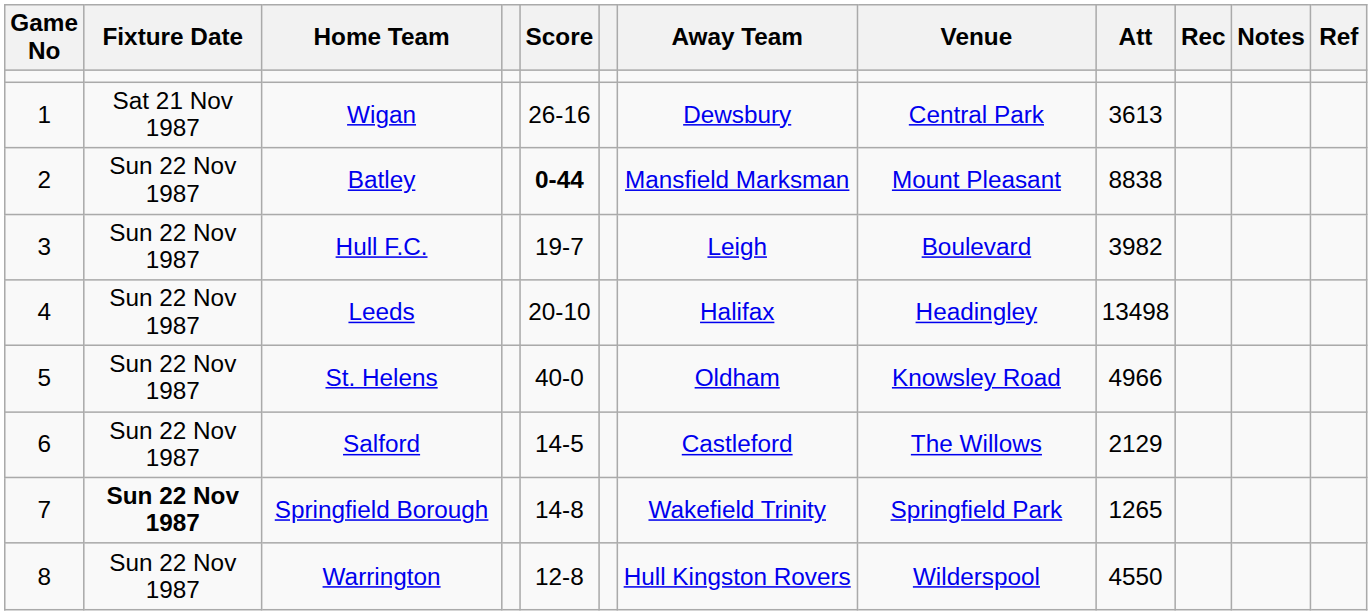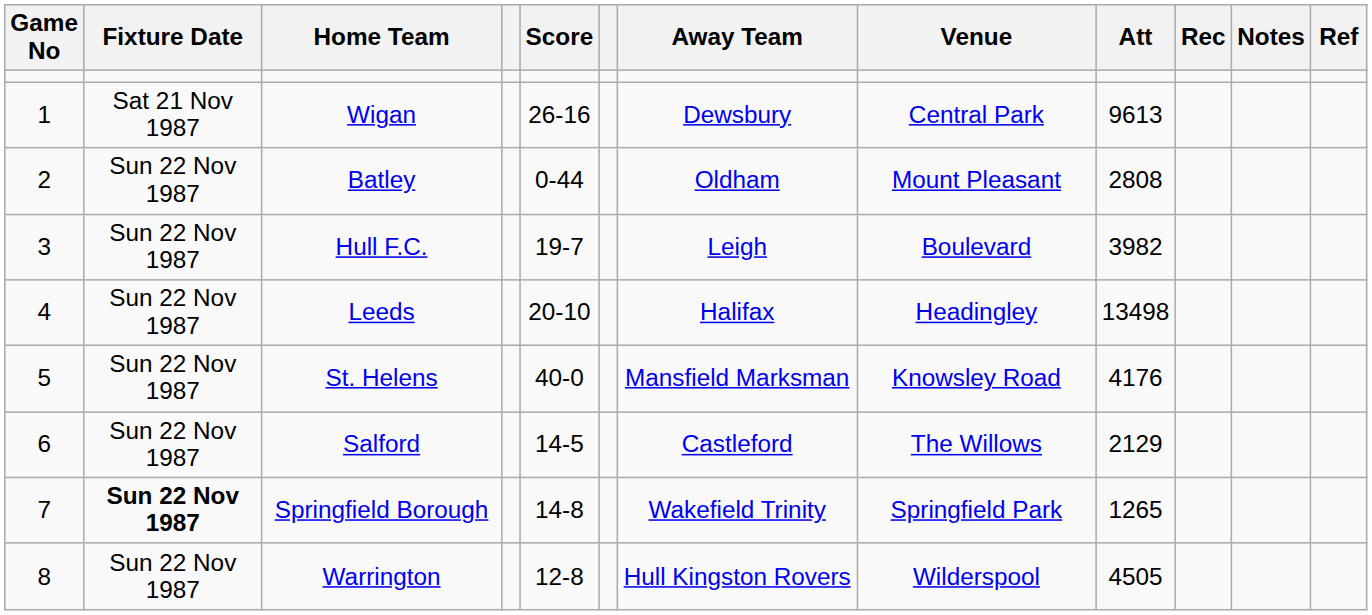(1135, 114) 3613 -> (1135, 114) 9613
(559, 180) bold -> (559, 180) normal
(737, 180) Mansfield Marksman -> (737, 180) Oldham
(1135, 180) 8838 -> (1135, 180) 2808
(737, 378) Oldham -> (737, 378) Mansfield Marksman
(1135, 378) 4966 -> (1135, 378) 4176
(1135, 576) 4550 -> (1135, 576) 4505
